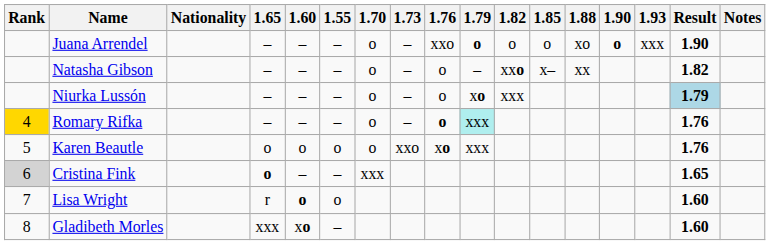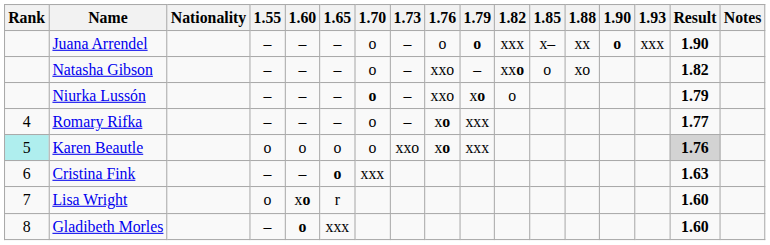columns swapped: (337, 17) <-> (267, 17)
(442, 43) xxo -> (442, 43) o
(512, 43) o -> (512, 43) xxx
(547, 43) o -> (547, 43) x–
(582, 43) xo -> (582, 43) xx
(442, 69) o -> (442, 69) xxo
(547, 69) x– -> (547, 69) o
(582, 69) xx -> (582, 69) xo
(372, 95) normal -> (372, 95) bold
(442, 95) o -> (442, 95) xxo
(512, 95) xxx -> (512, 95) o
(695, 95) lightblue background -> (695, 95) no background
(27, 121) gold background -> (27, 121) no background
(442, 121) o -> (442, 121) xo
(477, 121) paleturquoise background -> (477, 121) no background
(695, 121) 1.76 -> (695, 121) 1.77
(27, 148) no background -> (27, 148) paleturquoise background
(695, 148) no background -> (695, 148) lightgrey background
(27, 174) lightgrey background -> (27, 174) no background
(695, 174) 1.65 -> (695, 174) 1.63
(302, 200) o -> (302, 200) xo
(302, 226) xo -> (302, 226) o
